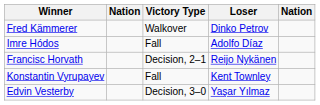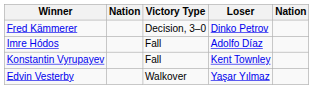(166, 28) Walkover -> (176, 28) Decision, 3–0
- row: (45, 60)
(176, 92) Decision, 3–0 -> (166, 76) Walkover
